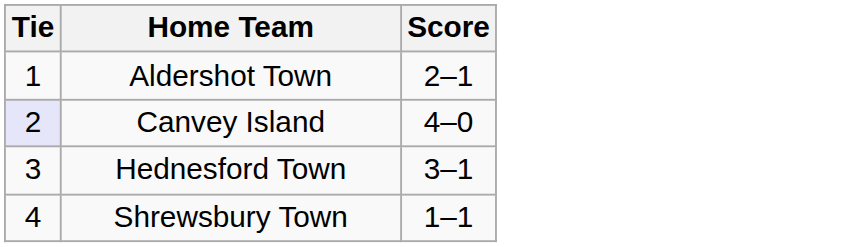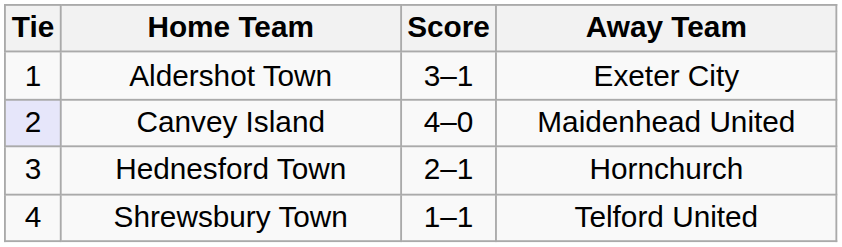+ column: (666, 28)
(449, 75) 2–1 -> (449, 75) 3–1
(449, 169) 3–1 -> (449, 169) 2–1
